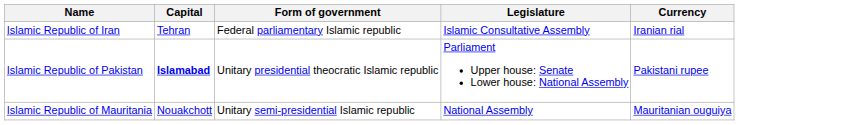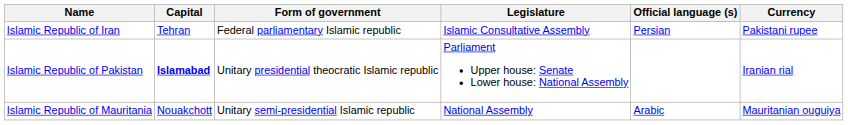+ column: (685, 13)
(659, 30) Iranian rial -> (780, 30) Pakistani rupee
(671, 70) Pakistani rupee -> (768, 70) Iranian rial
